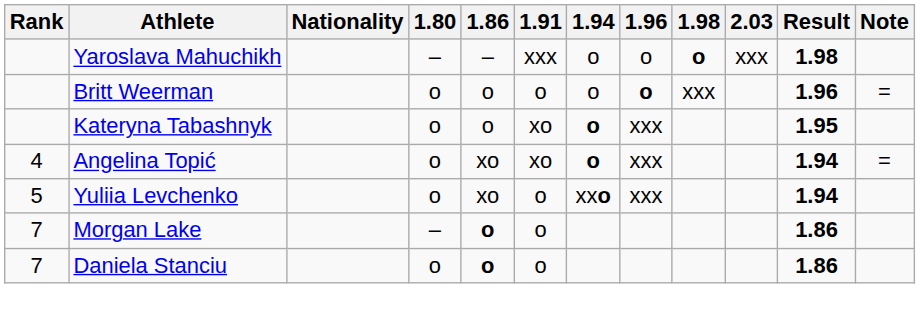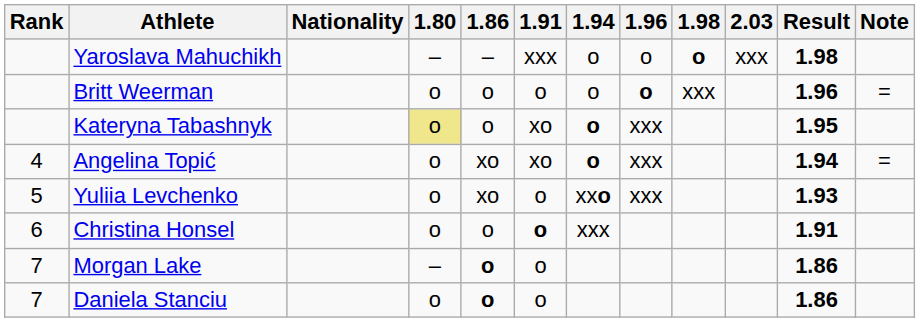(435, 126) no background -> (435, 126) khaki background
(817, 195) 1.94 -> (817, 195) 1.93
+ row: (154, 230)
